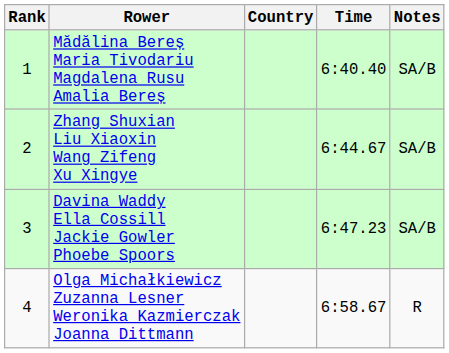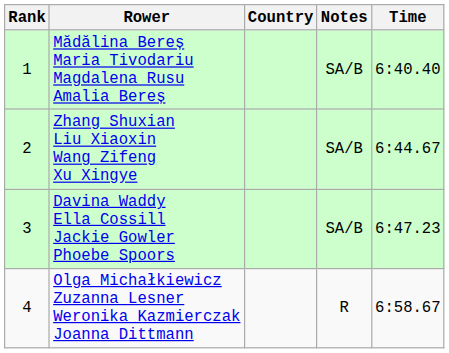columns swapped: (354, 17) <-> (417, 17)
